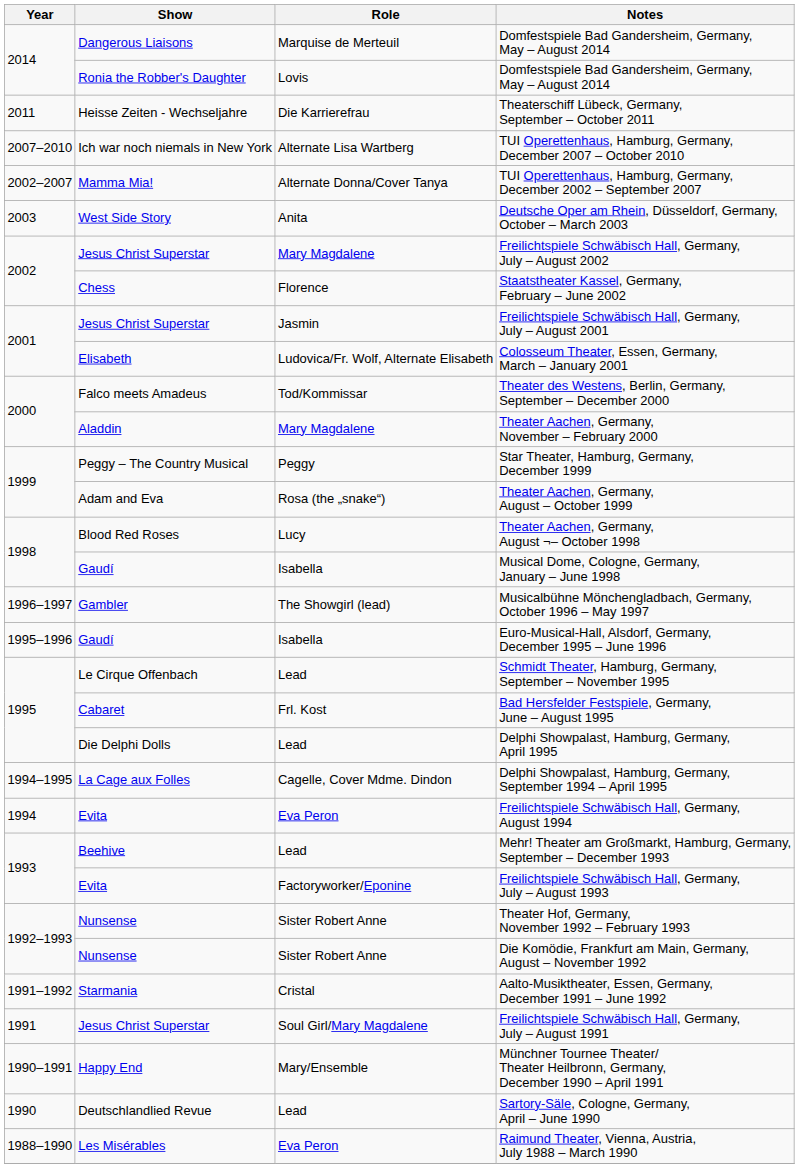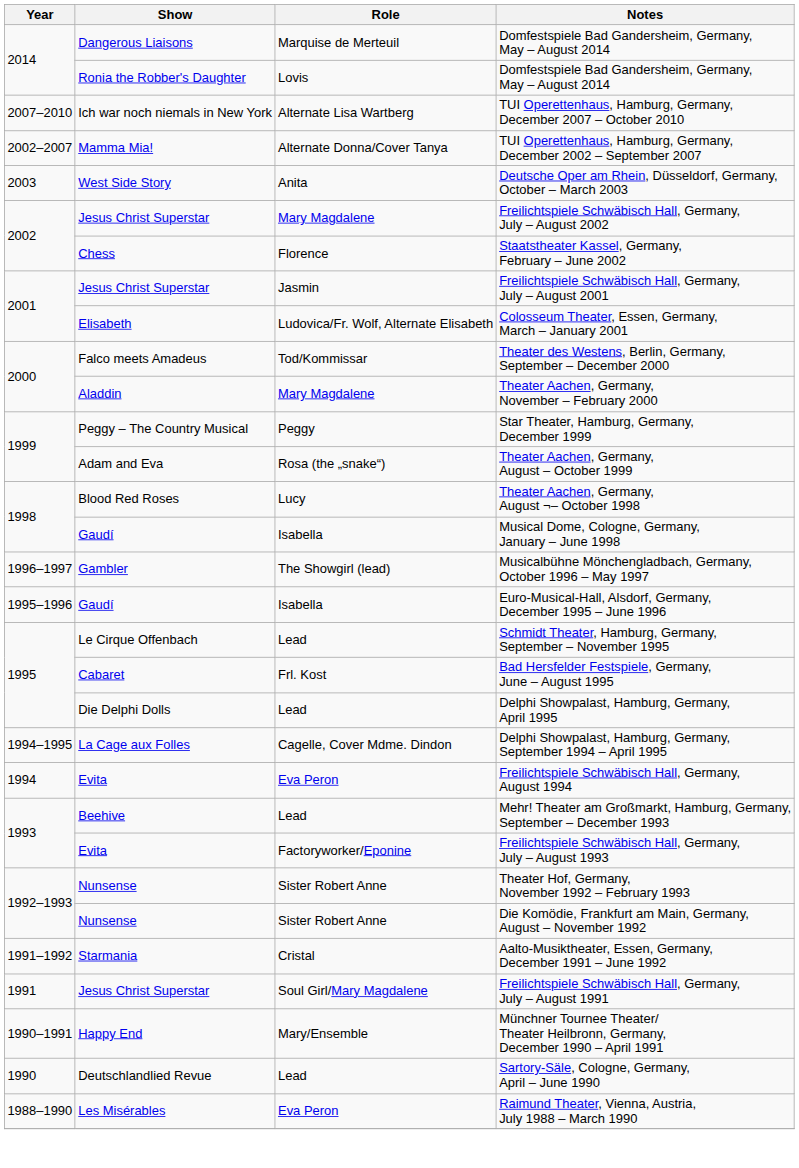- row: (163, 112)
